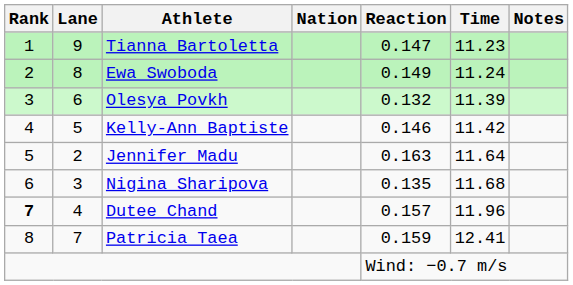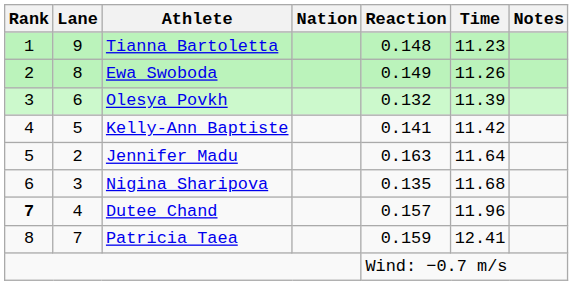(406, 46) 0.147 -> (406, 46) 0.148
(480, 74) 11.24 -> (480, 74) 11.26
(406, 129) 0.146 -> (406, 129) 0.141
